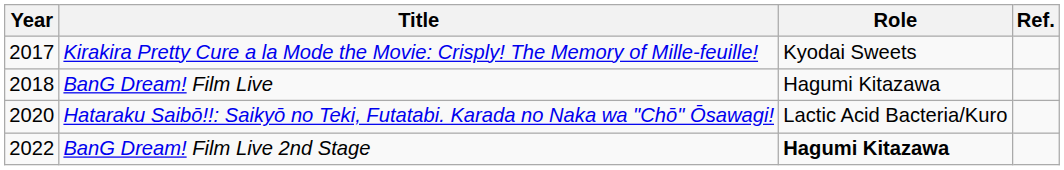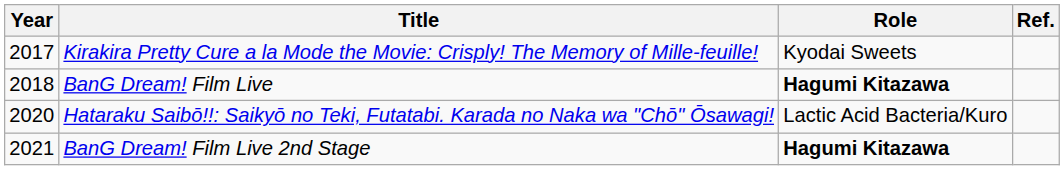(862, 84) normal -> (866, 84) bold
(32, 148) 2022 -> (32, 148) 2021
